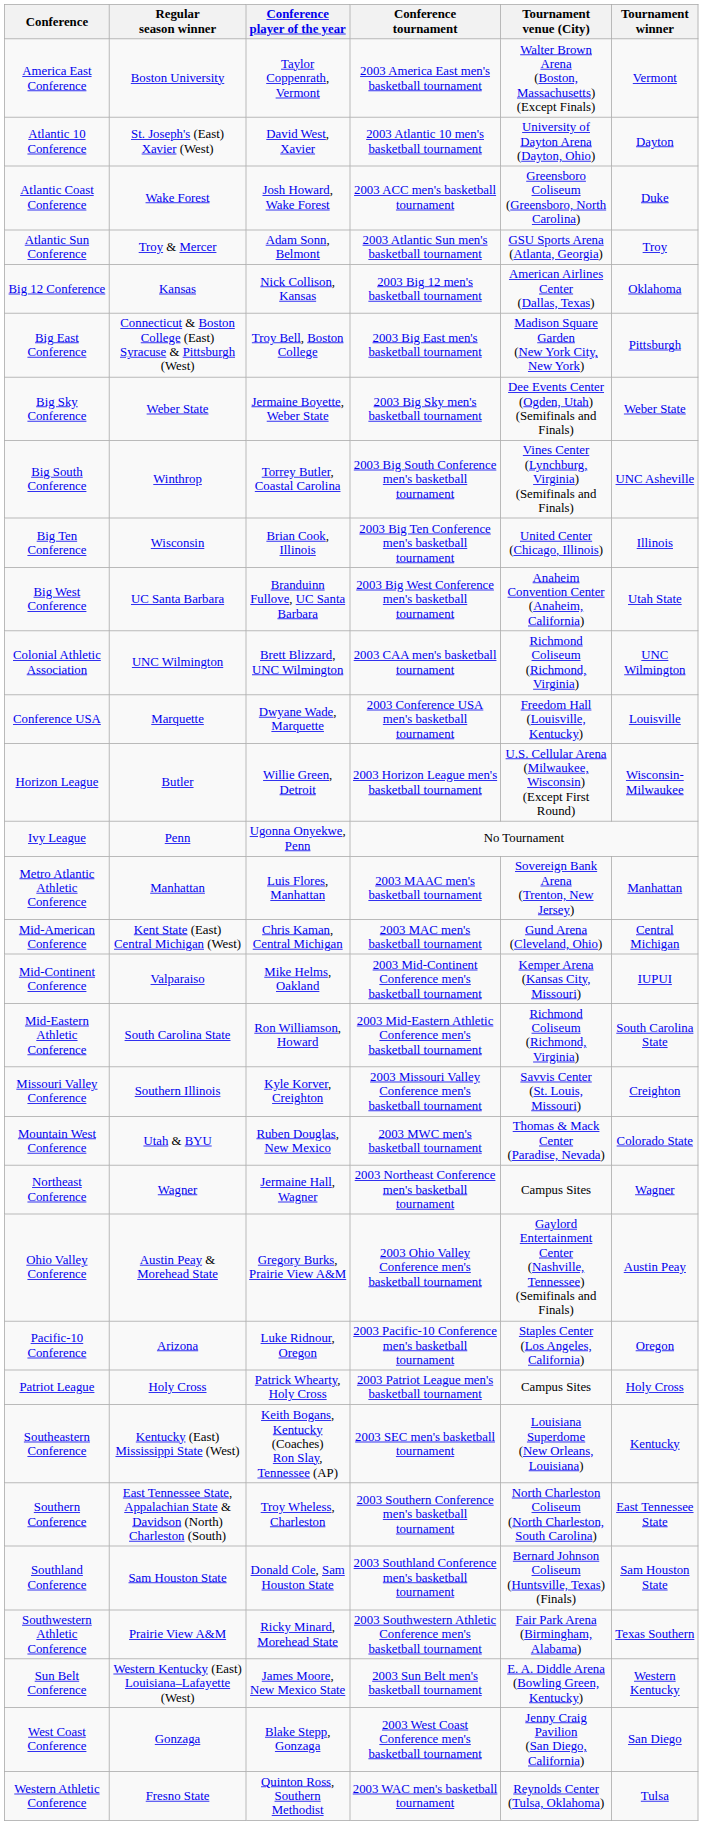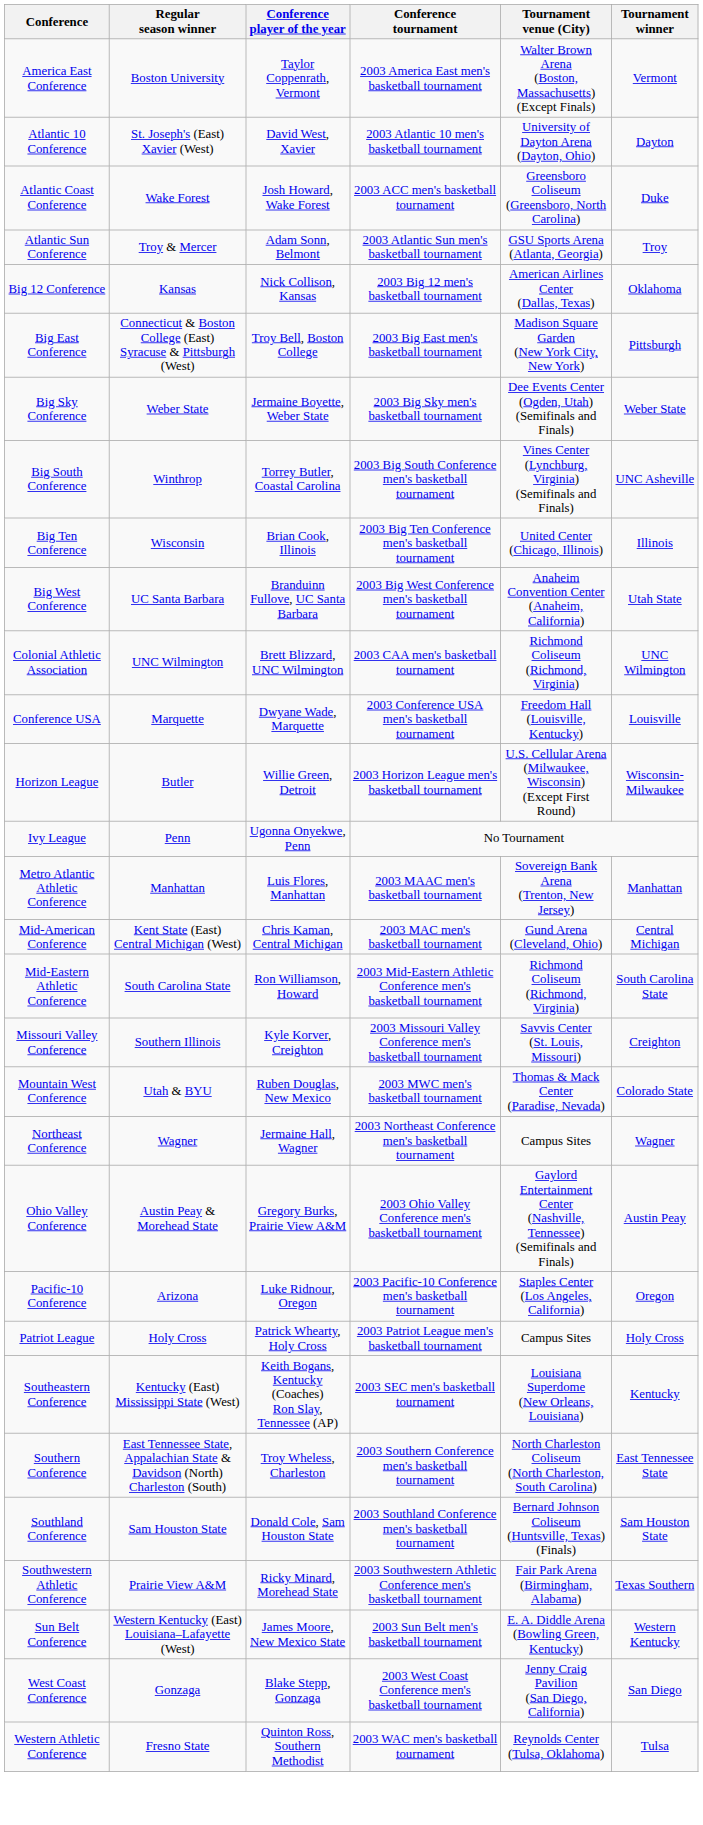- row: (57, 978)
